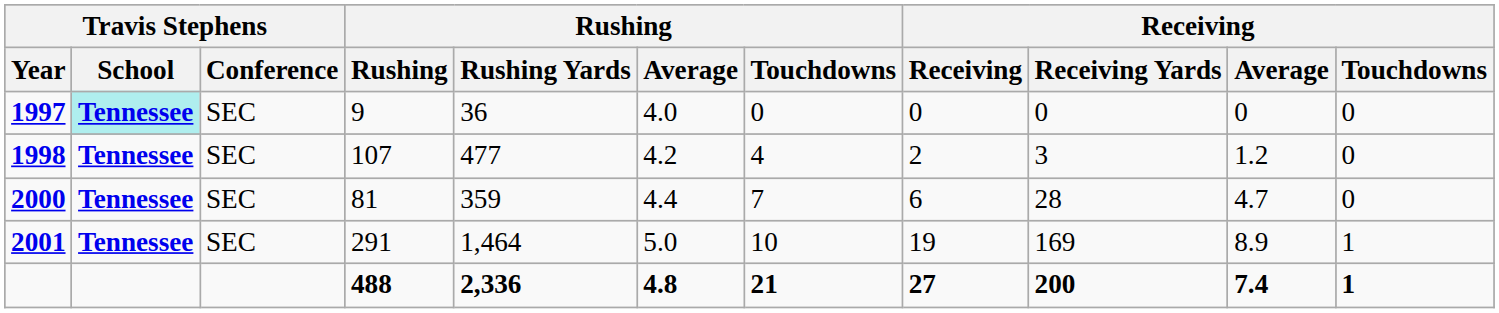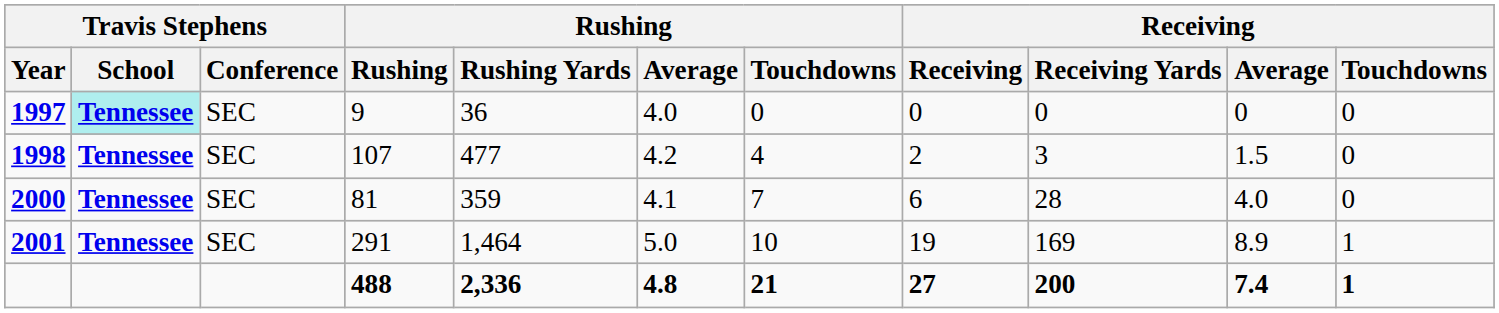(1251, 155) 1.2 -> (1251, 155) 1.5
(660, 198) 4.4 -> (660, 198) 4.1
(1251, 198) 4.7 -> (1251, 198) 4.0
